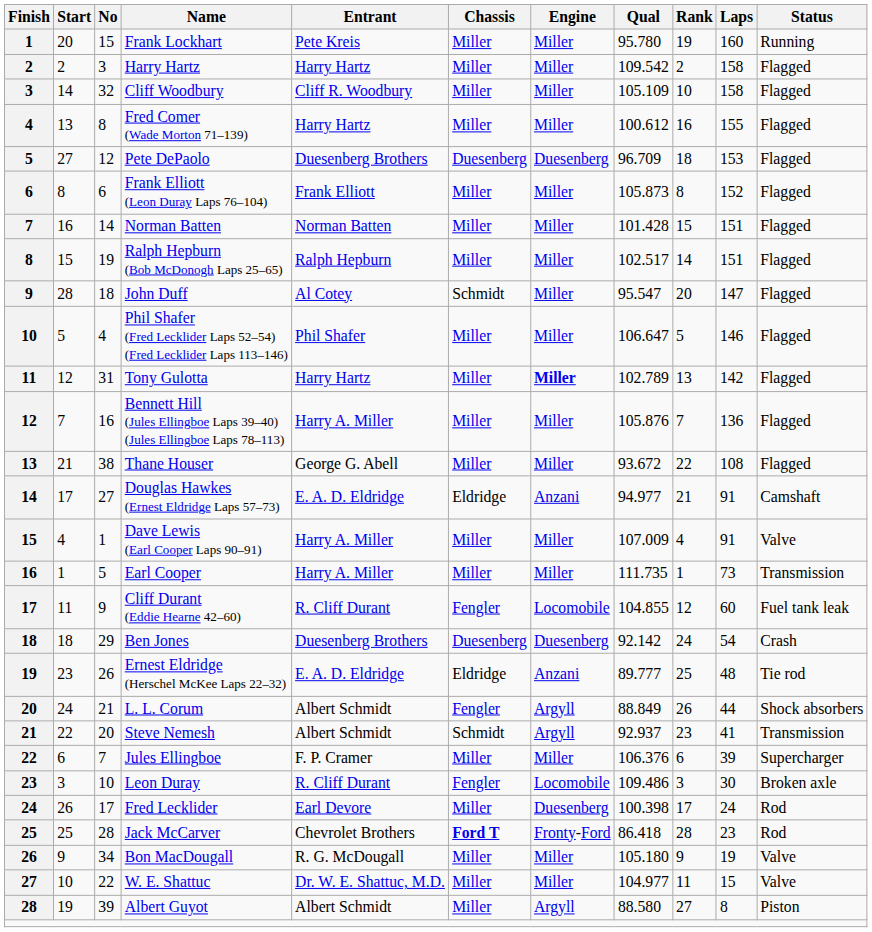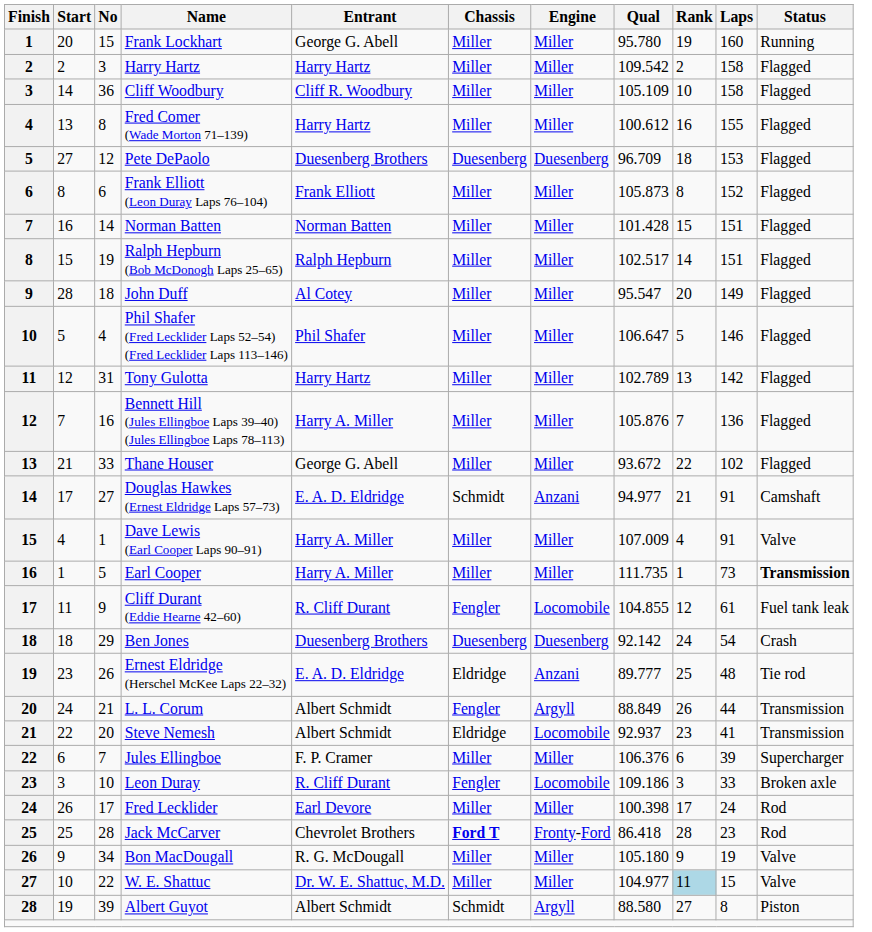(328, 41) Pete Kreis -> (347, 41) George G. Abell
(106, 91) 32 -> (106, 91) 36
(478, 293) Schmidt -> (472, 293) Miller
(732, 293) 147 -> (732, 293) 149
(555, 378) bold -> (554, 378) normal
(106, 463) 38 -> (106, 463) 33
(732, 463) 108 -> (732, 463) 102
(479, 497) Eldridge -> (478, 497) Schmidt
(802, 573) normal -> (805, 573) bold
(728, 607) 60 -> (728, 607) 61
(812, 708) Shock absorbers -> (802, 708) Transmission
(478, 733) Schmidt -> (479, 733) Eldridge
(554, 733) Argyll -> (572, 733) Locomobile
(643, 782) 109.486 -> (643, 782) 109.186
(728, 782) 30 -> (728, 782) 33
(571, 807) Duesenberg -> (554, 807) Miller
(684, 882) no background -> (684, 882) lightblue background
(472, 907) Miller -> (478, 907) Schmidt
